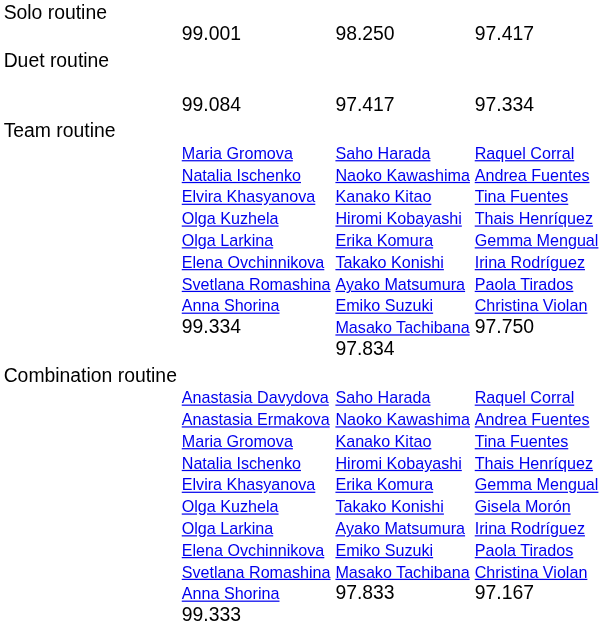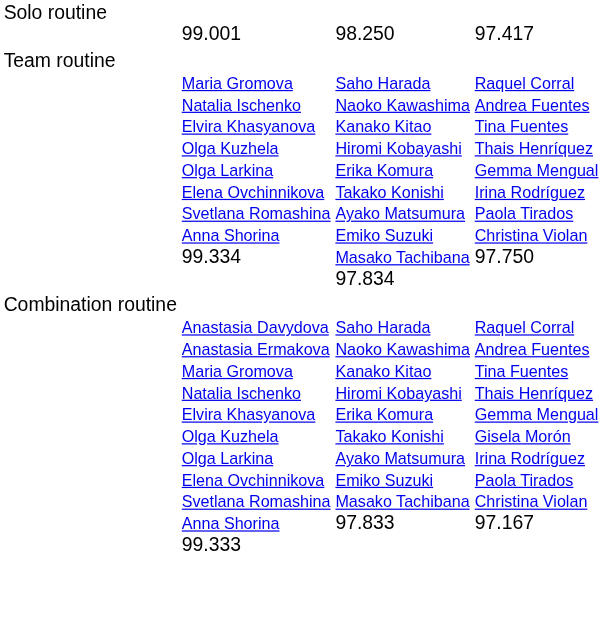- row: (56, 60)
